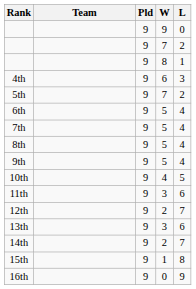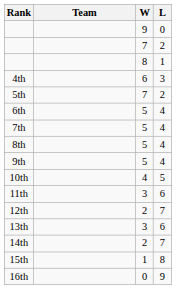- column: (146, 12)
